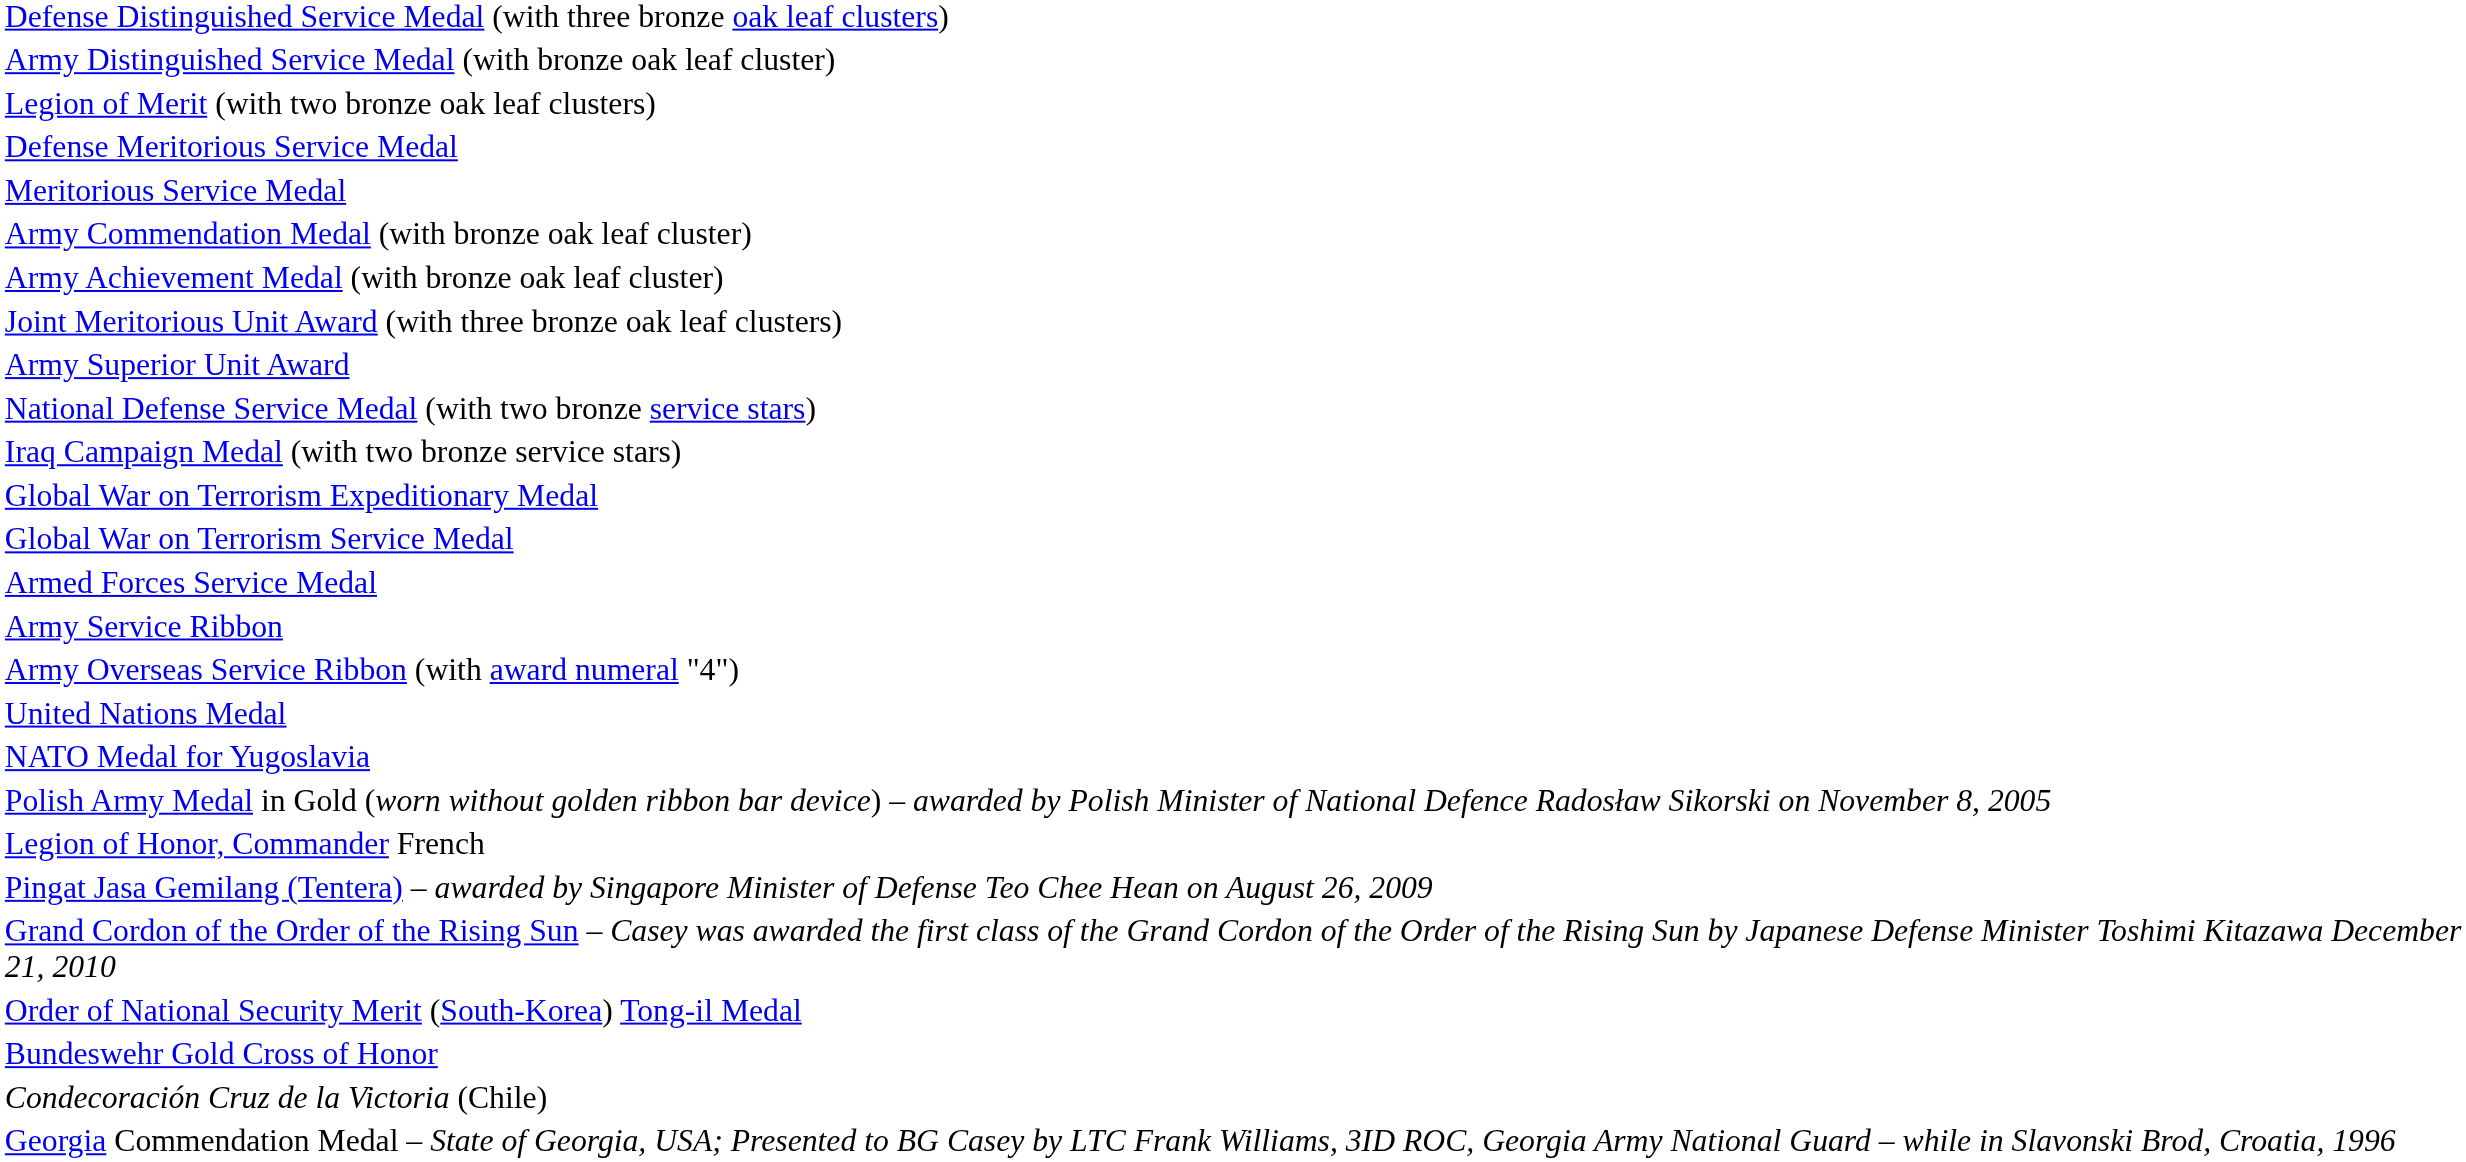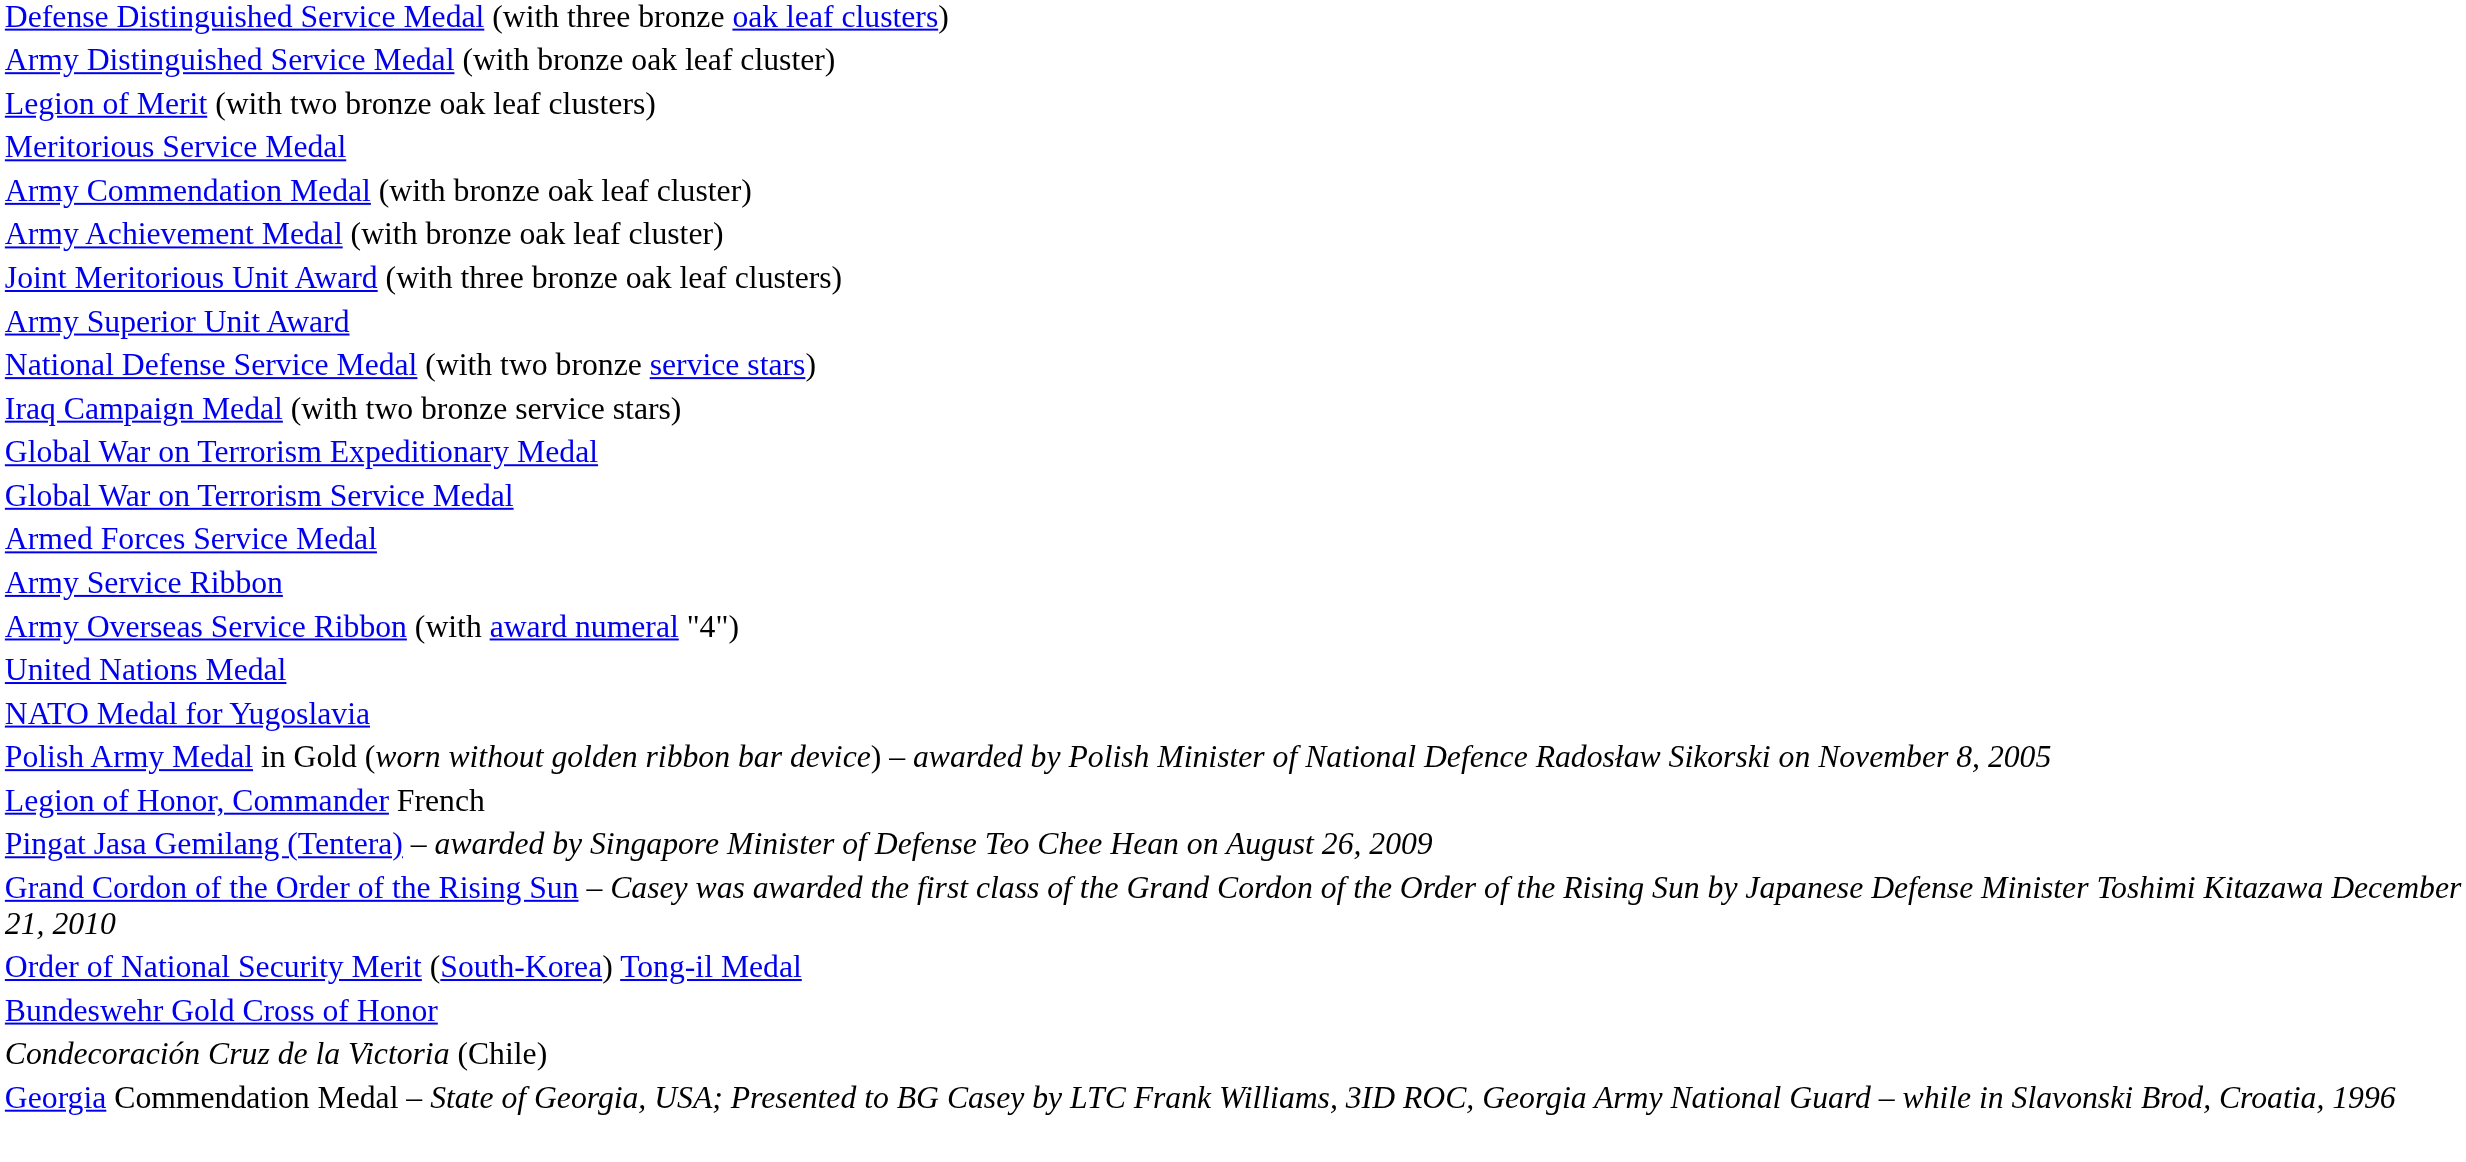- row: (231, 146)
